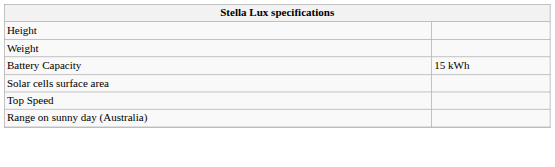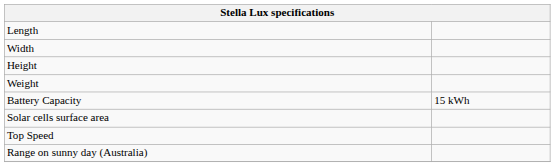+ row: (23, 30)
+ row: (20, 48)
